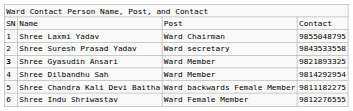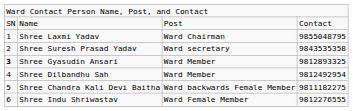(323, 49) 9843533558 -> (323, 49) 9843535358
(323, 62) 9821893325 -> (323, 62) 9812893325
(323, 74) 9814292954 -> (323, 74) 9812492954
